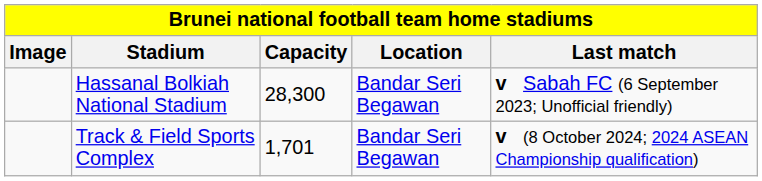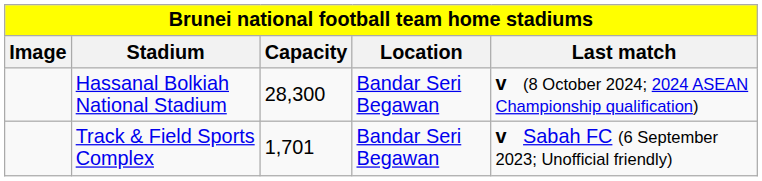(607, 94) v Sabah FC (6 September 2023; Unofficial friendly) -> (622, 94) v (8 October 2024; 2024 ASEAN Championship qualification)
(622, 148) v (8 October 2024; 2024 ASEAN Championship qualification) -> (607, 148) v Sabah FC (6 September 2023; Unofficial friendly)
